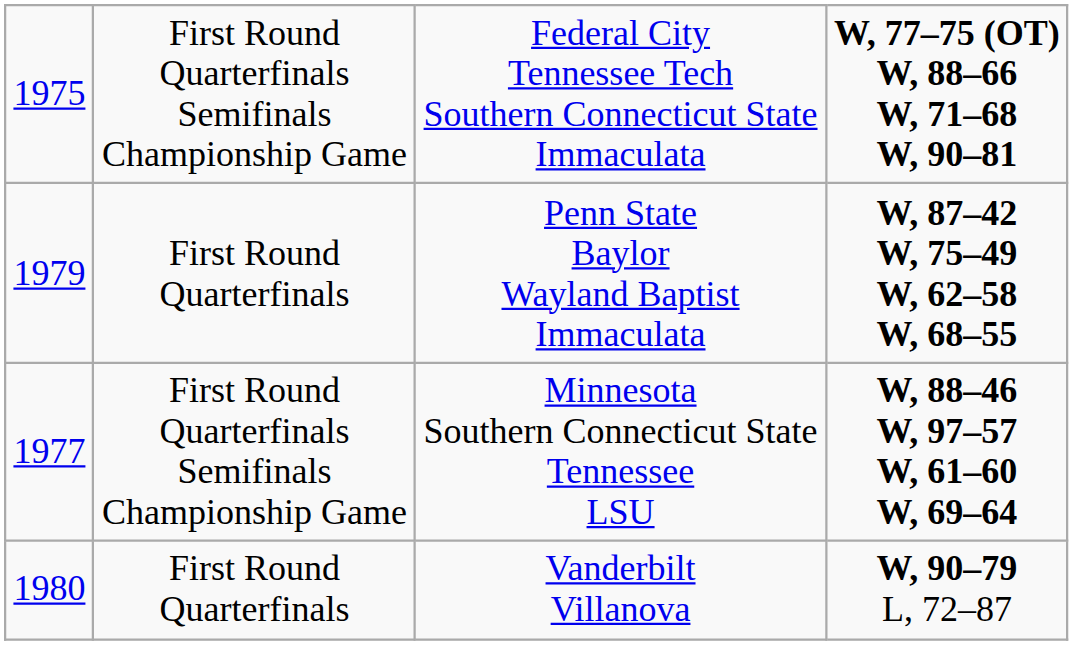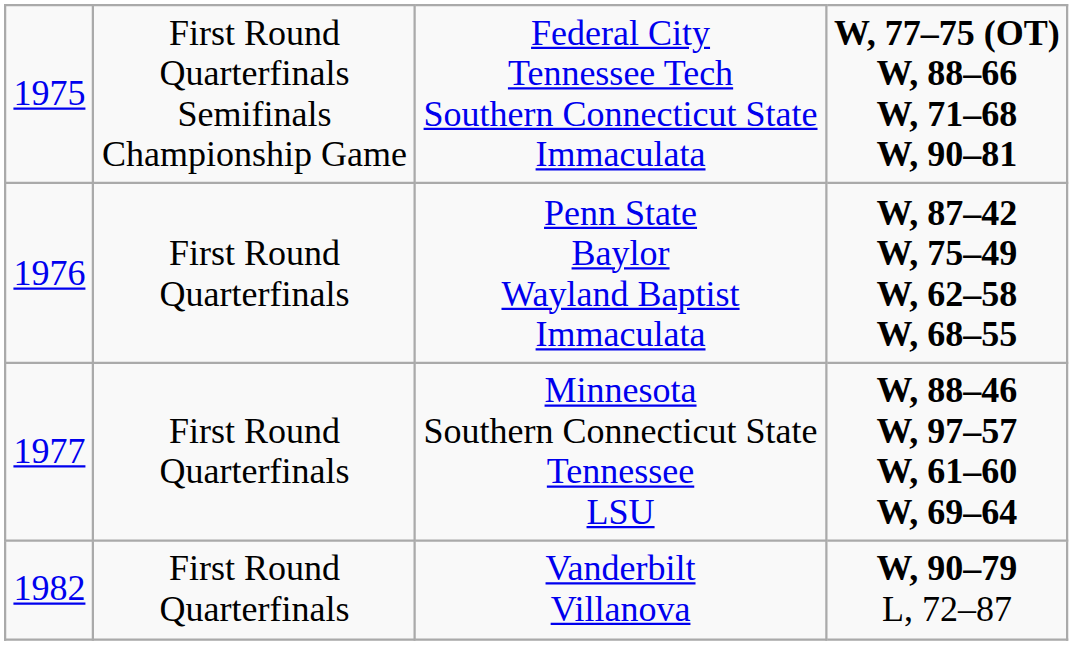(49, 272) 1979 -> (49, 272) 1976
(255, 450) First Round Quarterfinals Semifinals Championship Game -> (254, 450) First Round Quarterfinals
(49, 589) 1980 -> (49, 589) 1982
